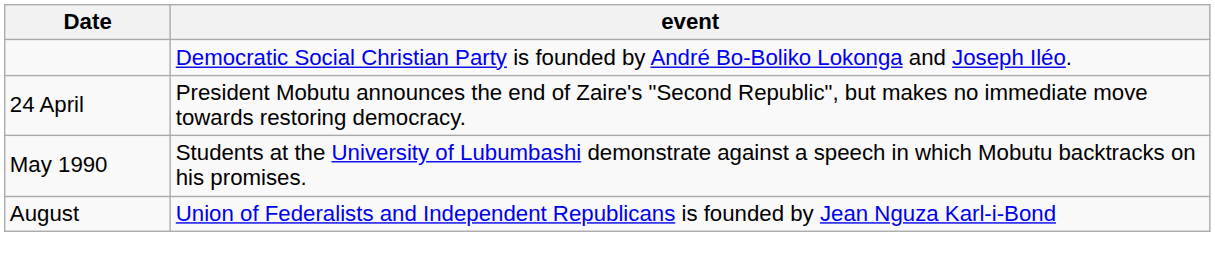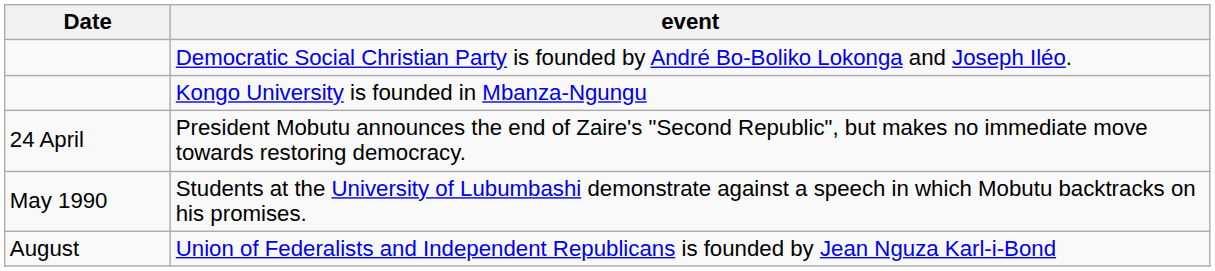+ row: (411, 92)
